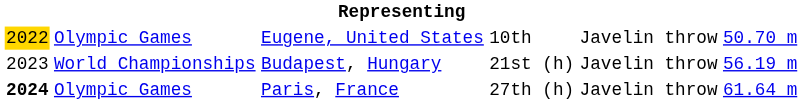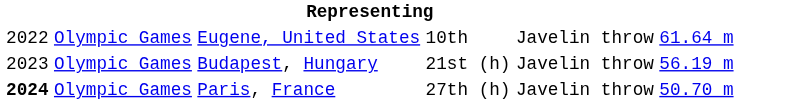(27, 38) gold background -> (27, 38) no background
(760, 38) 50.70 m -> (696, 38) 61.64 m
(155, 64) World Championships -> (123, 64) Olympic Games
(760, 90) 61.64 m -> (696, 90) 50.70 m
